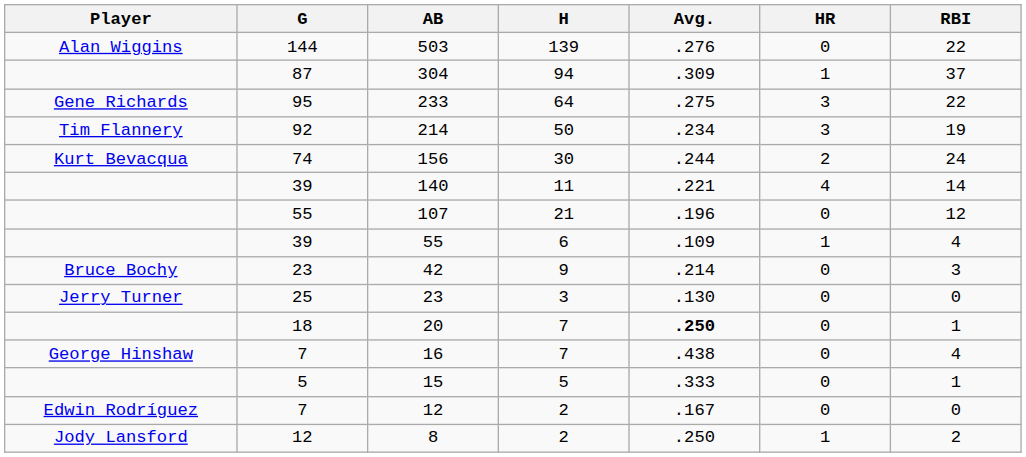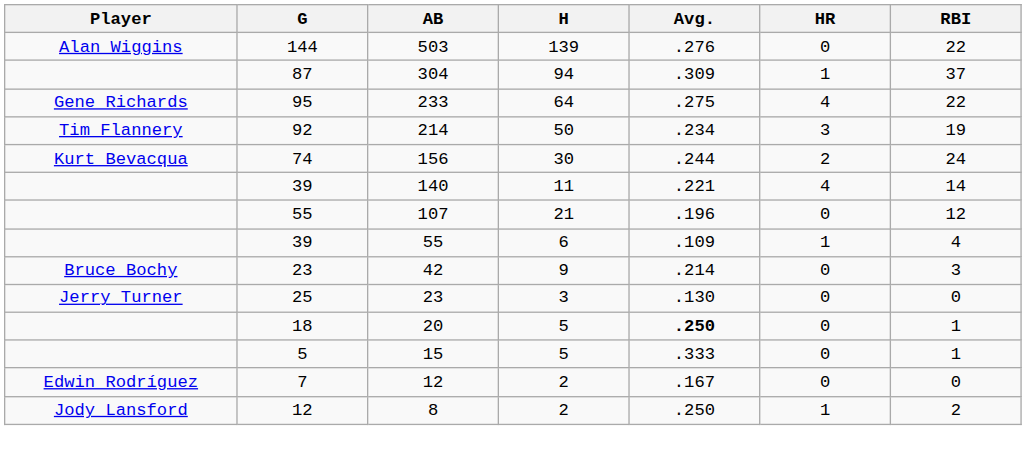(825, 103) 3 -> (825, 103) 4
(564, 326) 7 -> (564, 326) 5
- row: (433, 354)
